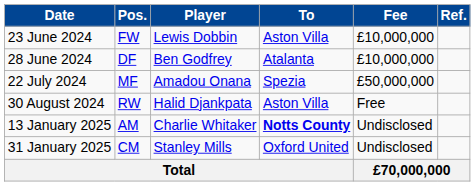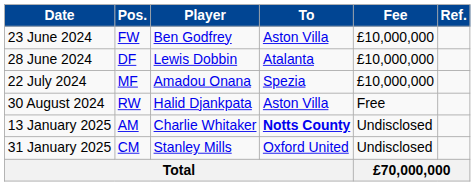(195, 37) Lewis Dobbin -> (193, 37) Ben Godfrey
(193, 59) Ben Godfrey -> (195, 59) Lewis Dobbin
(395, 81) £50,000,000 -> (395, 81) £10,000,000
